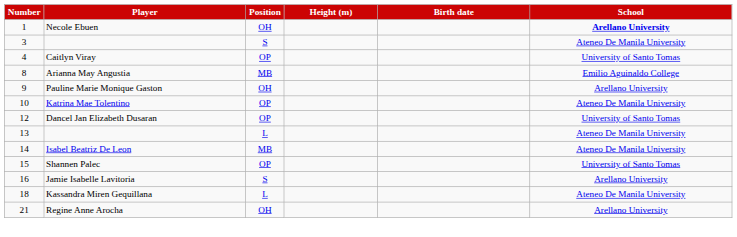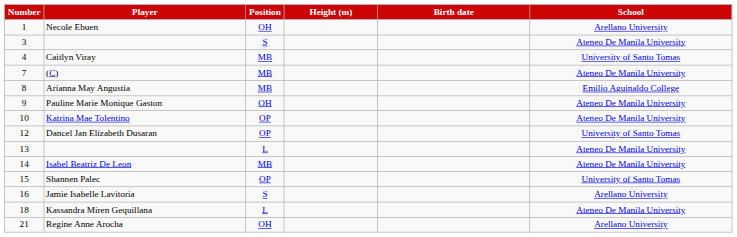(631, 27) bold -> (631, 27) normal
(265, 58) OP -> (265, 58) MB
+ row: (24, 73)
(631, 88) Arellano University -> (631, 103) Ateneo De Manila University
